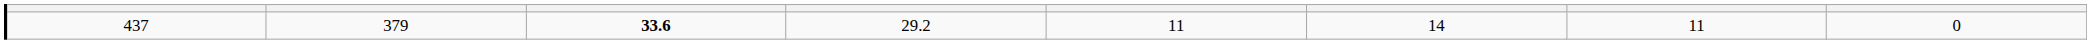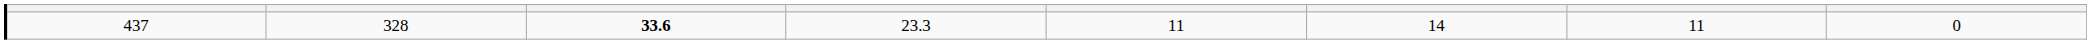(396, 25) 379 -> (396, 25) 328
(916, 25) 29.2 -> (916, 25) 23.3
